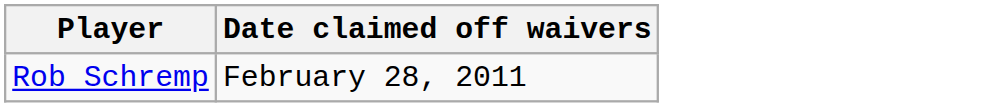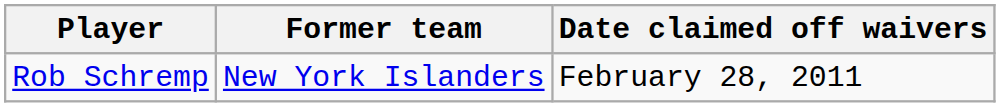+ column: (384, 29)
